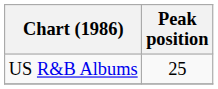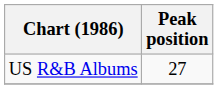(177, 68) 25 -> (177, 68) 27
